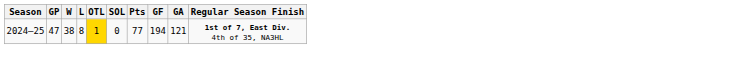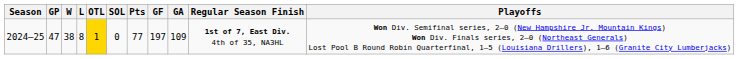+ column: (520, 12)
(158, 31) 194 -> (158, 37) 197
(178, 31) 121 -> (178, 37) 109
